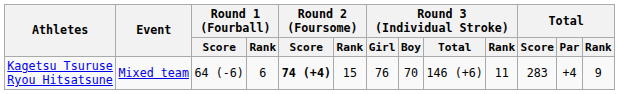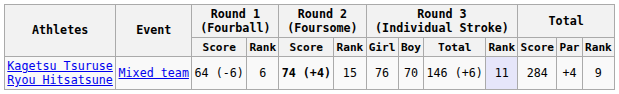(502, 73) no background -> (502, 73) lavender background
(537, 73) 283 -> (537, 73) 284
